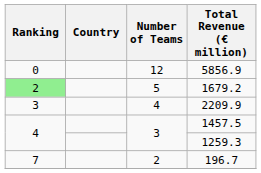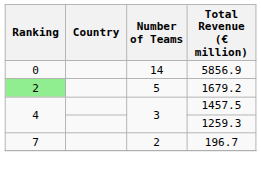(157, 70) 12 -> (157, 70) 14
- row: (221, 106)
